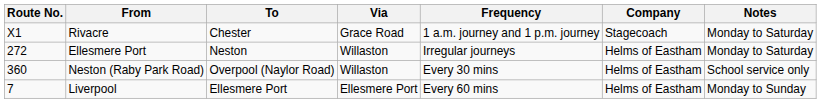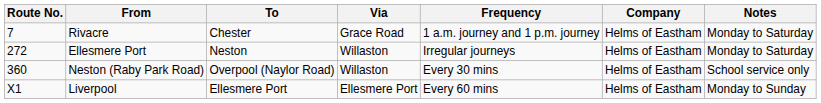(14, 32) X1 -> (10, 32) 7
(636, 32) Stagecoach -> (653, 32) Helms of Eastham
(10, 88) 7 -> (14, 88) X1
